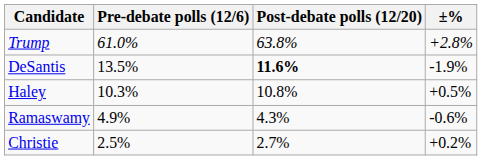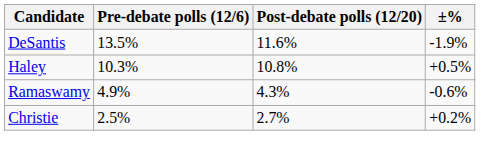- row: (29, 42)
(278, 67) bold -> (277, 42) normal
